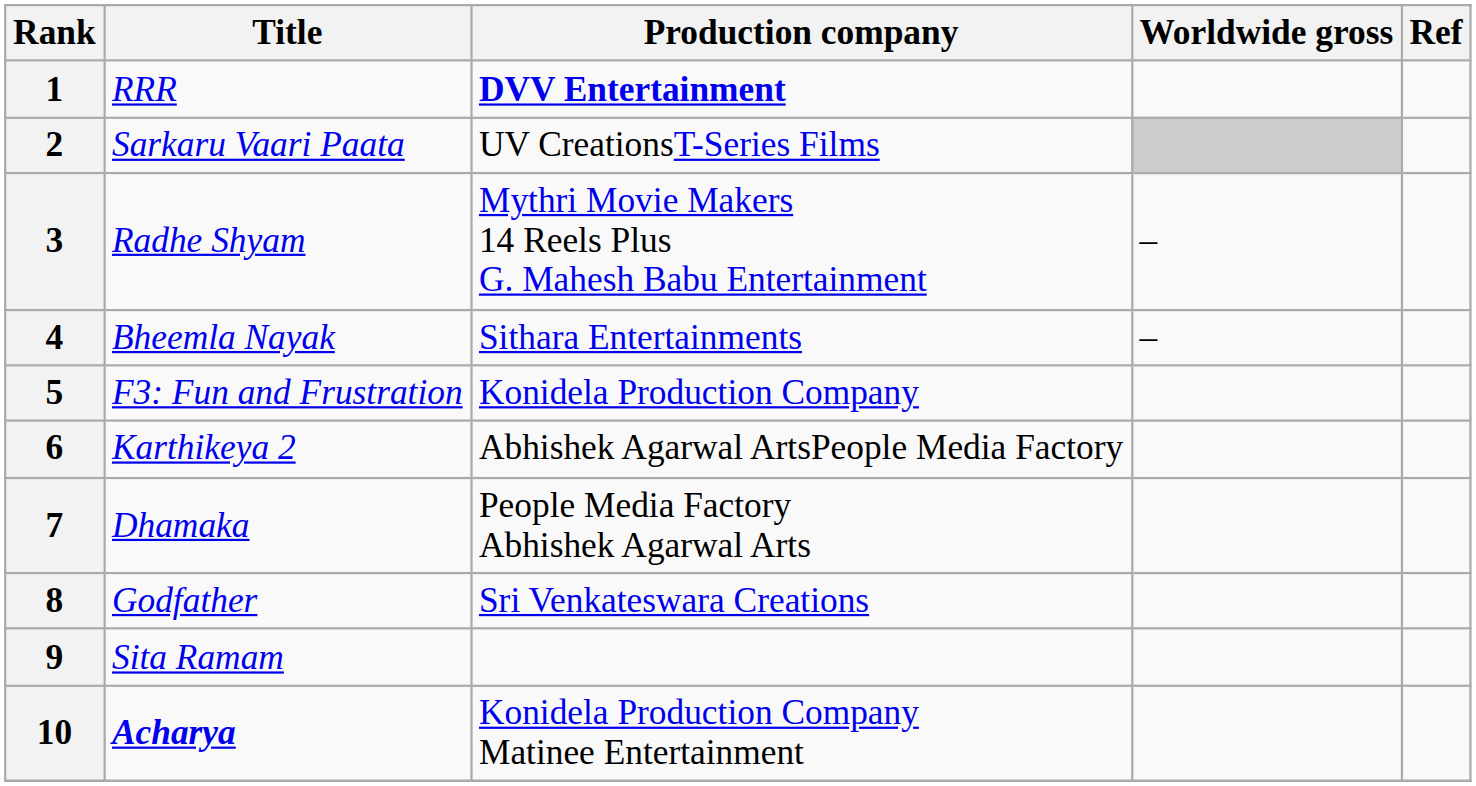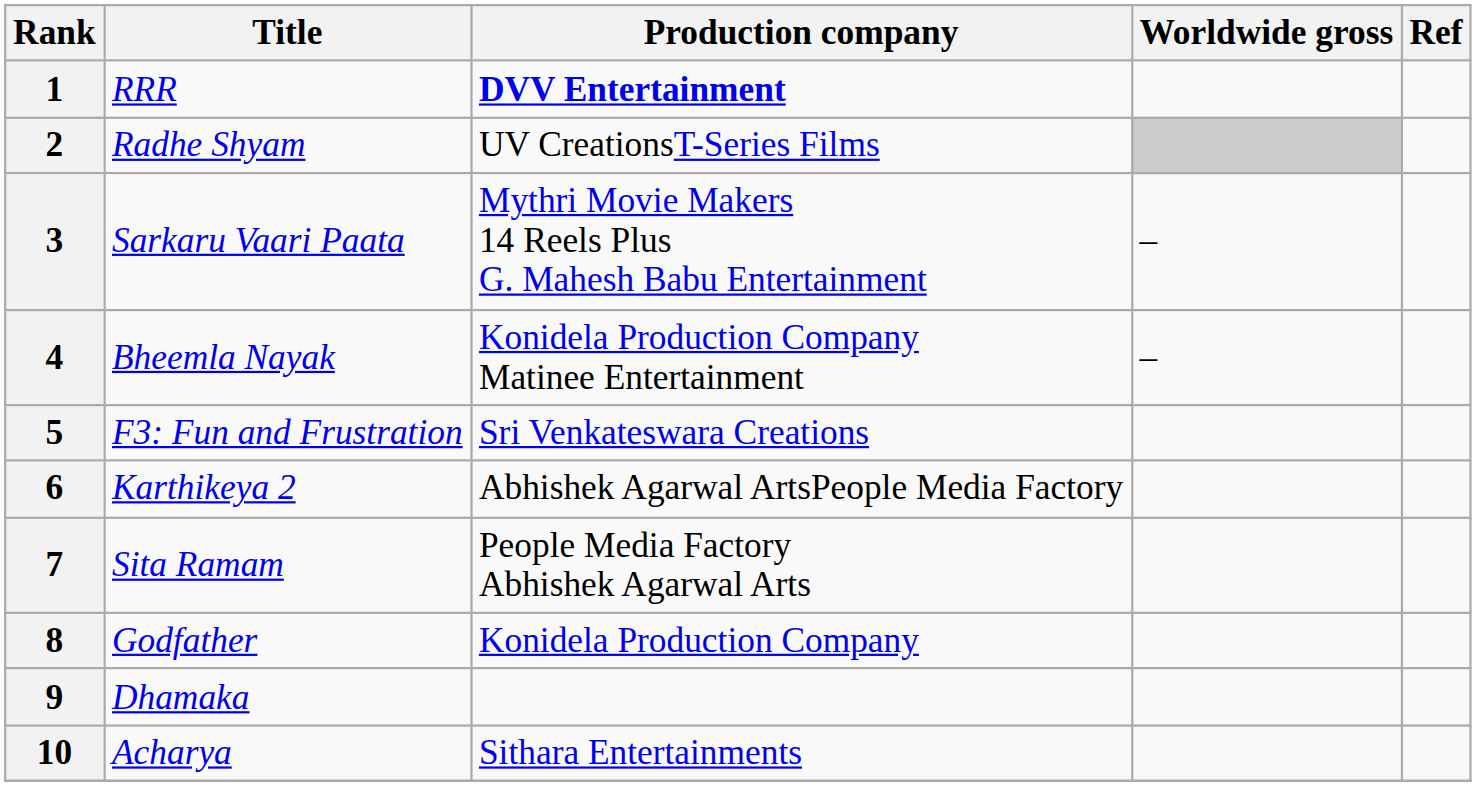(258, 144) Sarkaru Vaari Paata -> (209, 144) Radhe Shyam
(209, 240) Radhe Shyam -> (258, 240) Sarkaru Vaari Paata
(640, 336) Sithara Entertainments -> (699, 356) Konidela Production Company Matinee Entertainment
(699, 392) Konidela Production Company -> (674, 432) Sri Venkateswara Creations
(181, 524) Dhamaka -> (198, 564) Sita Ramam
(674, 600) Sri Venkateswara Creations -> (699, 640) Konidela Production Company
(198, 656) Sita Ramam -> (181, 696) Dhamaka
(174, 732) bold -> (172, 752) normal
(699, 732) Konidela Production Company Matinee Entertainment -> (640, 752) Sithara Entertainments
